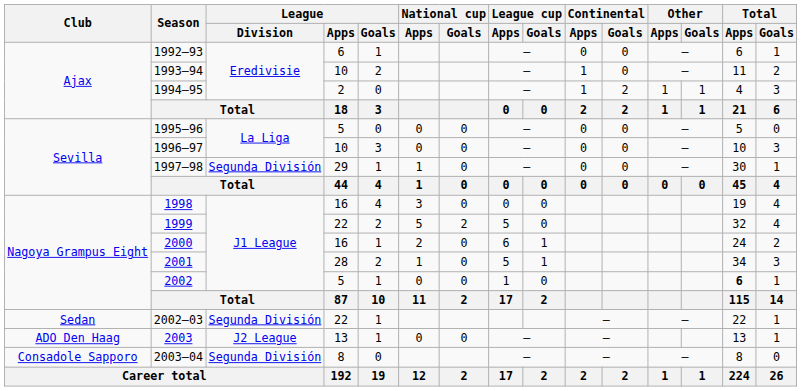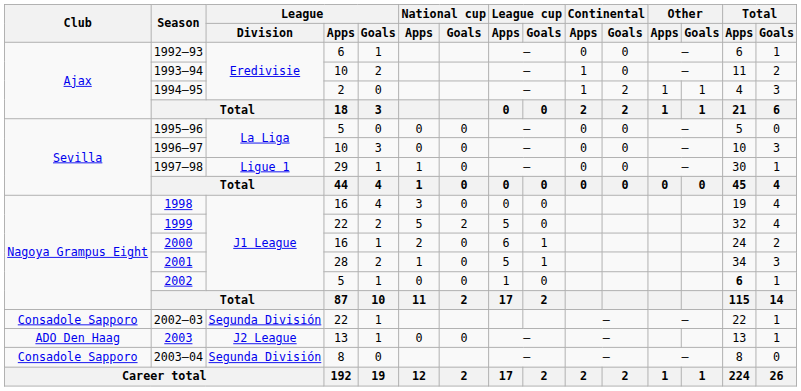(265, 167) Segunda División -> (265, 167) Ligue 1
(78, 319) Sedan -> (78, 319) Consadole Sapporo
